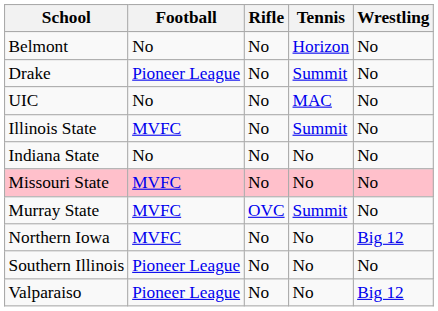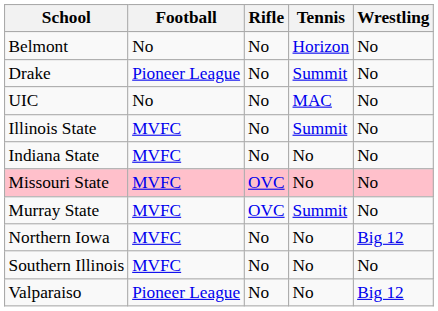(143, 155) No -> (157, 155) MVFC
(259, 182) No -> (266, 182) OVC
(186, 264) Pioneer League -> (157, 264) MVFC
